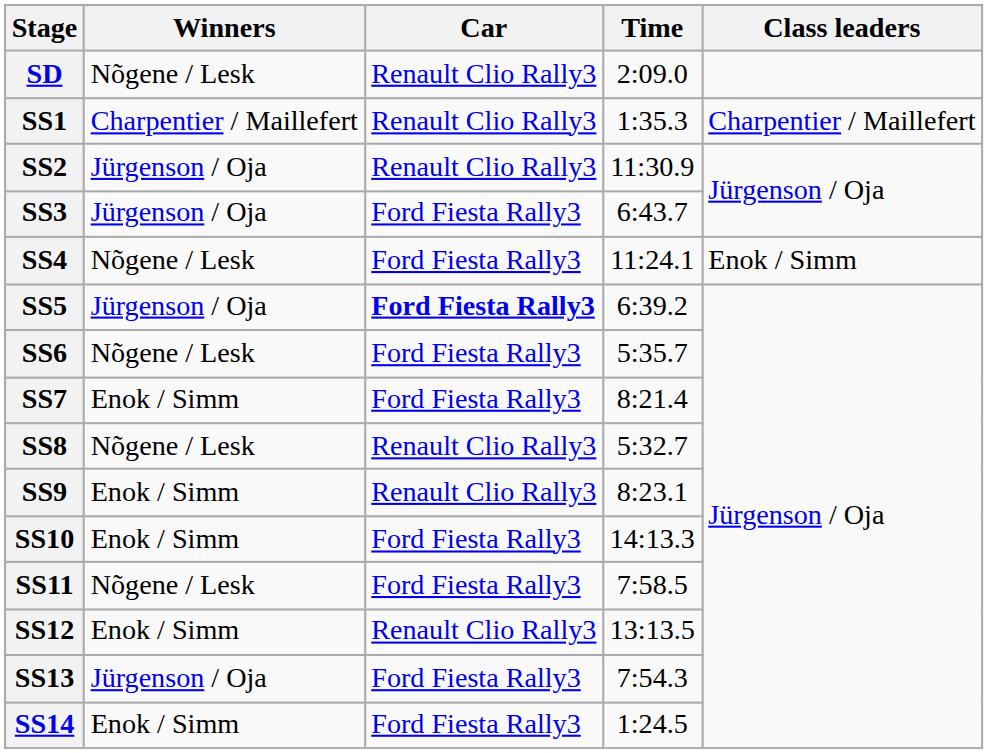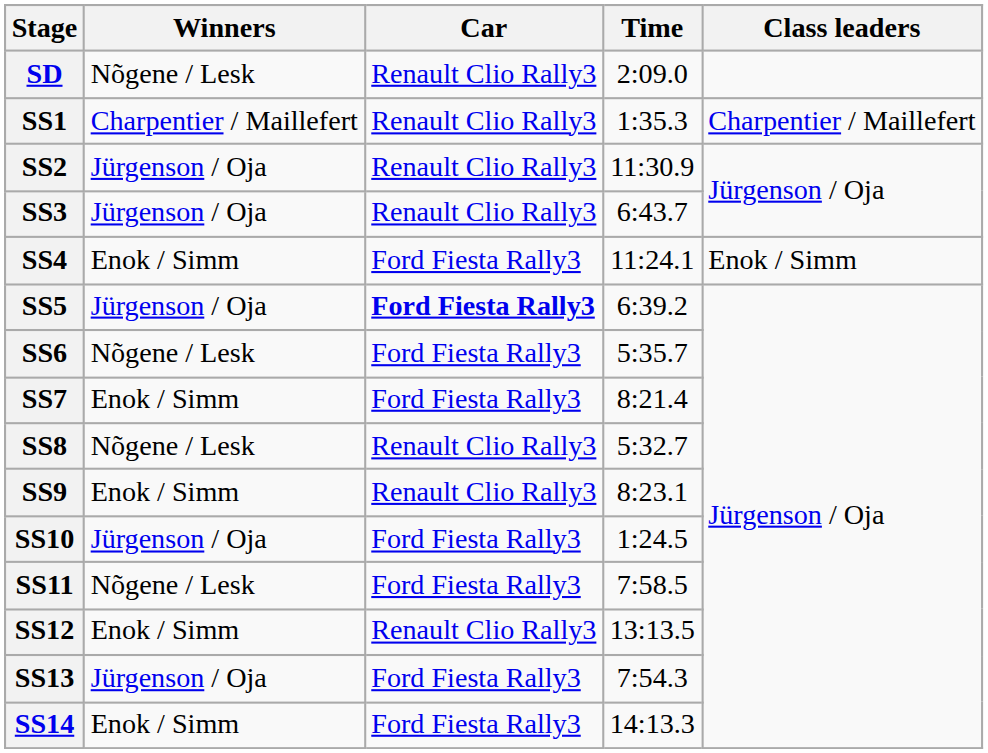(476, 213) Ford Fiesta Rally3 -> (484, 213) Renault Clio Rally3
(173, 259) Nõgene / Lesk -> (165, 259) Enok / Simm
(165, 538) Enok / Simm -> (179, 538) Jürgenson / Oja
(652, 538) 14:13.3 -> (652, 538) 1:24.5
(652, 724) 1:24.5 -> (652, 724) 14:13.3
